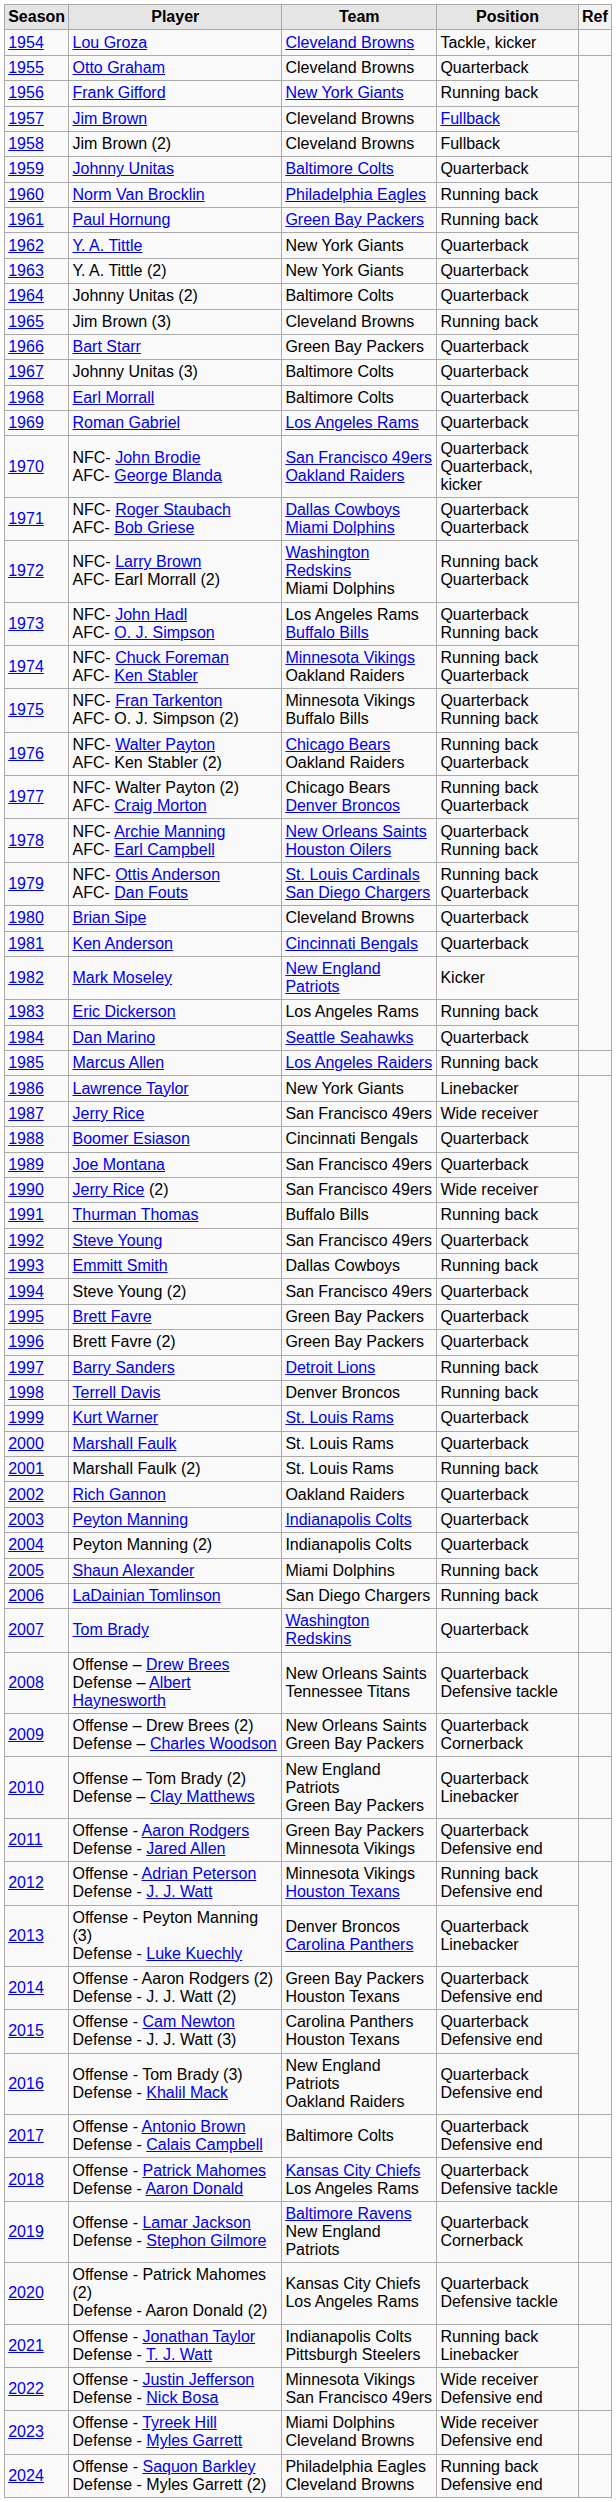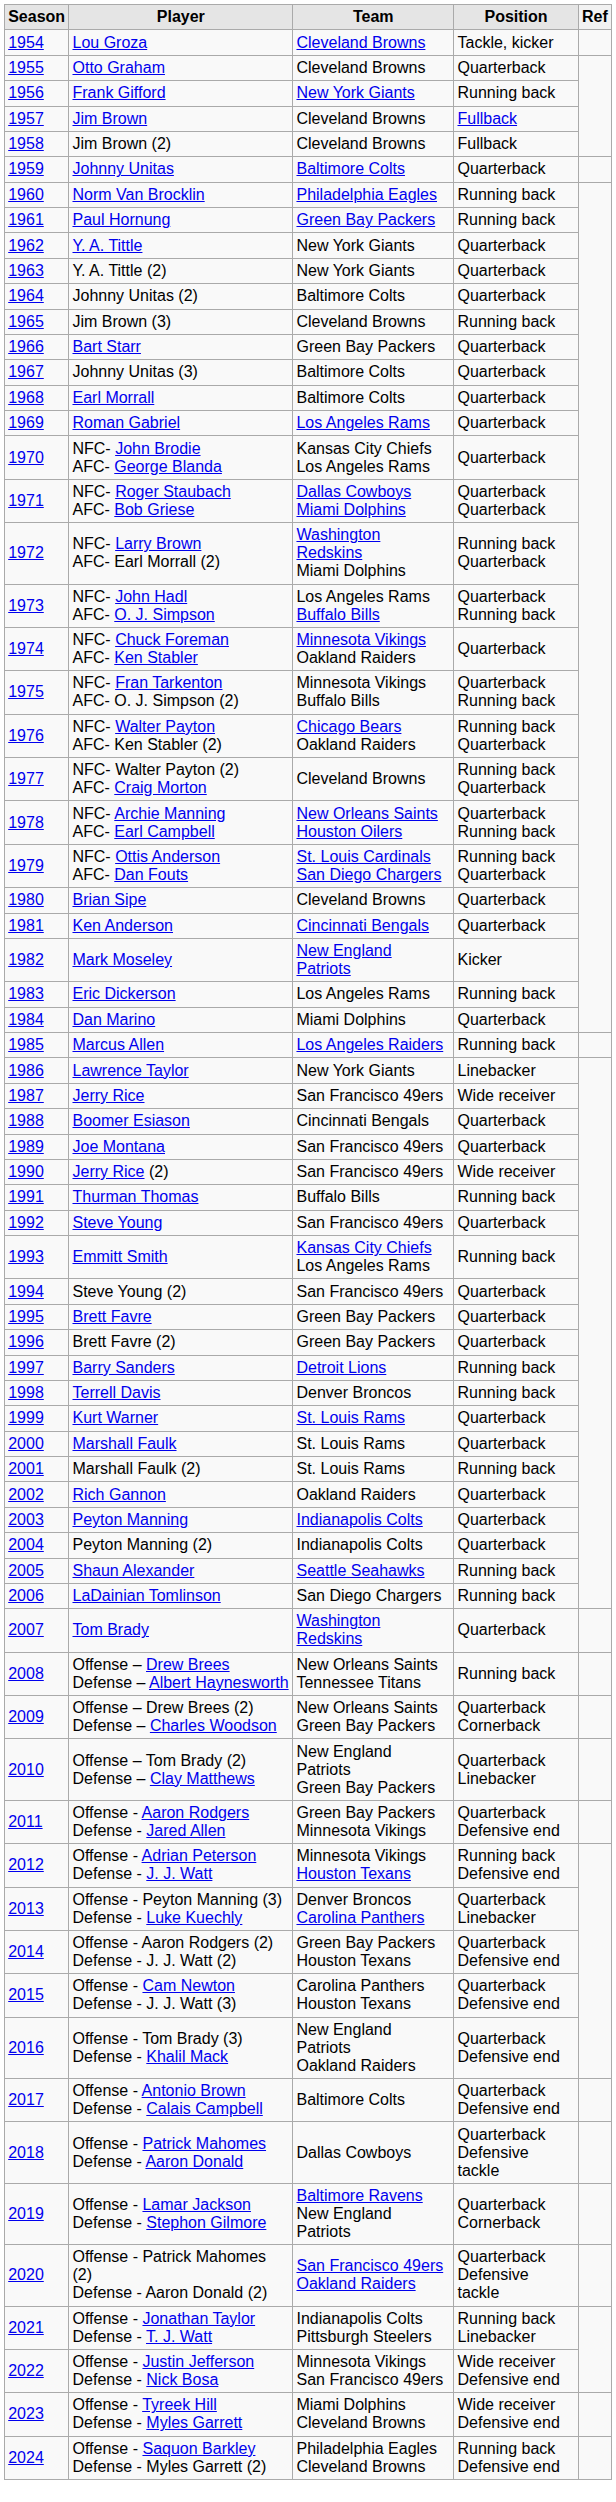(359, 466) San Francisco 49ers Oakland Raiders -> (364, 457) Kansas City Chiefs Los Angeles Rams
(487, 466) Quarterback Quarterback, kicker -> (502, 457) Quarterback
(489, 667) Running back Quarterback -> (502, 649) Quarterback
(343, 797) Chicago Bears Denver Broncos -> (361, 779) Cleveland Browns
(349, 1037) Seattle Seahawks -> (351, 1019) Miami Dolphins
(343, 1266) Dallas Cowboys -> (364, 1257) Kansas City Chiefs Los Angeles Rams
(340, 1570) Miami Dolphins -> (361, 1570) Seattle Seahawks
(499, 1682) Quarterback Defensive tackle -> (506, 1673) Running back
(353, 2179) Kansas City Chiefs Los Angeles Rams -> (354, 2152) Dallas Cowboys
(353, 2293) Kansas City Chiefs Los Angeles Rams -> (370, 2275) San Francisco 49ers Oakland Raiders
